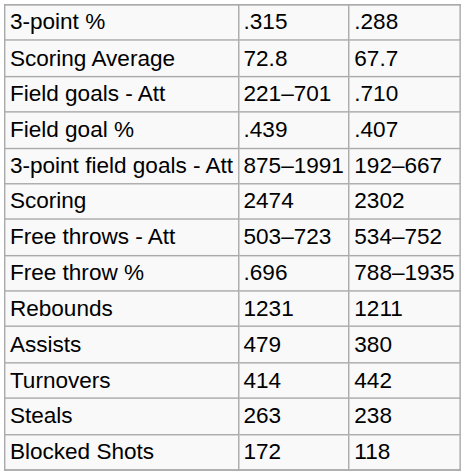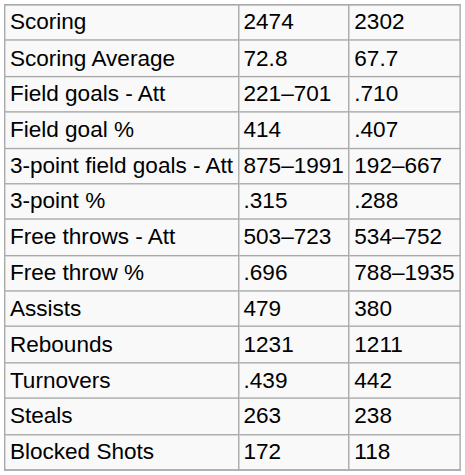rows swapped: (48, 201) <-> (58, 22)
(265, 129) .439 -> (262, 129) 414
rows swapped: (61, 308) <-> (46, 344)
(262, 380) 414 -> (265, 380) .439
